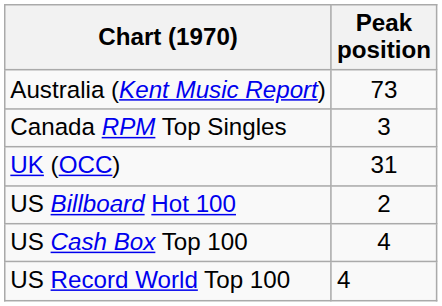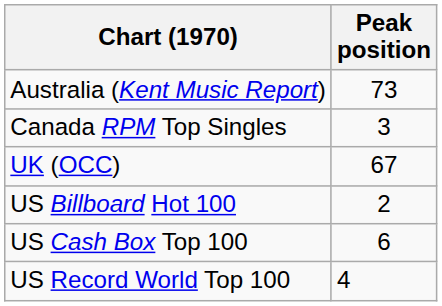(384, 165) 31 -> (384, 165) 67
(384, 242) 4 -> (384, 242) 6
